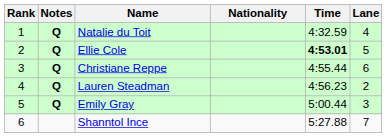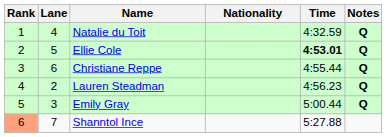columns swapped: (366, 13) <-> (56, 13)
(21, 123) no background -> (21, 123) lightsalmon background
